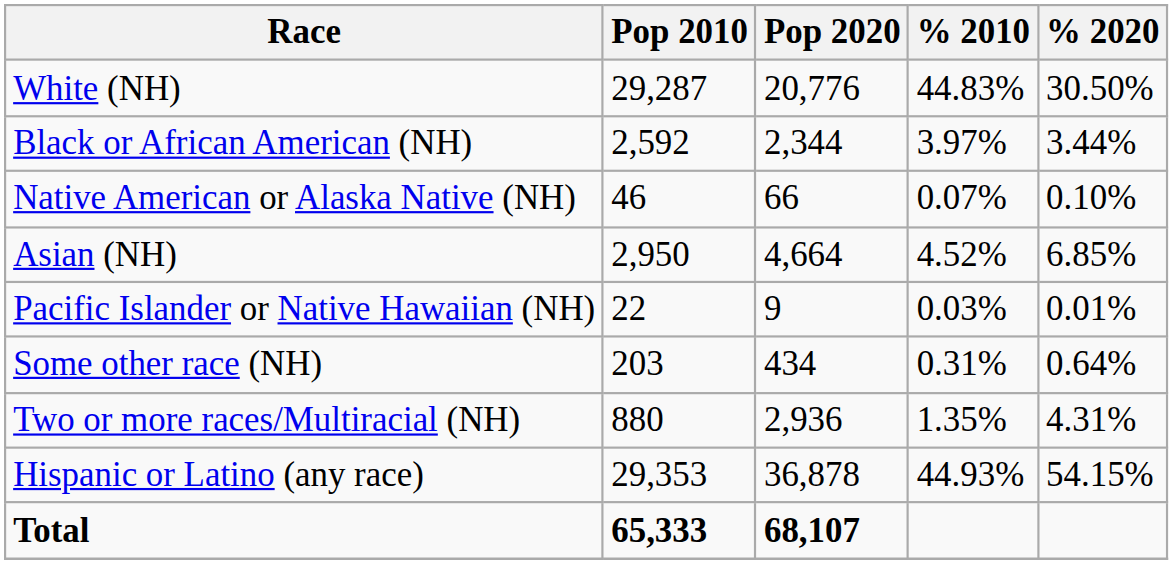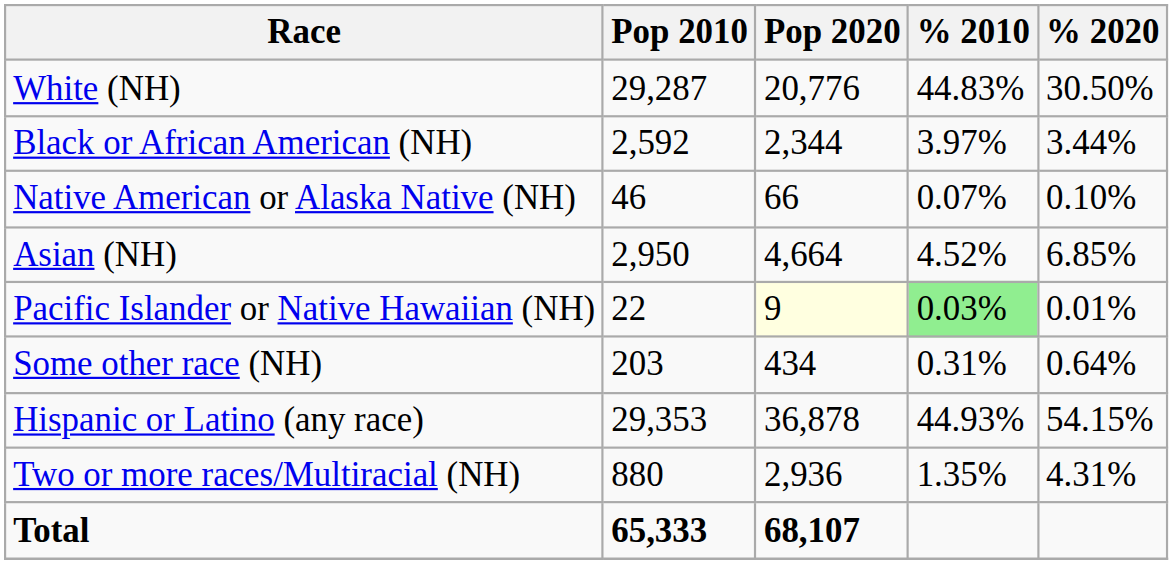(773, 308) no background -> (773, 308) lightyellow background
(962, 308) no background -> (962, 308) lightgreen background
rows swapped: (267, 419) <-> (218, 474)
